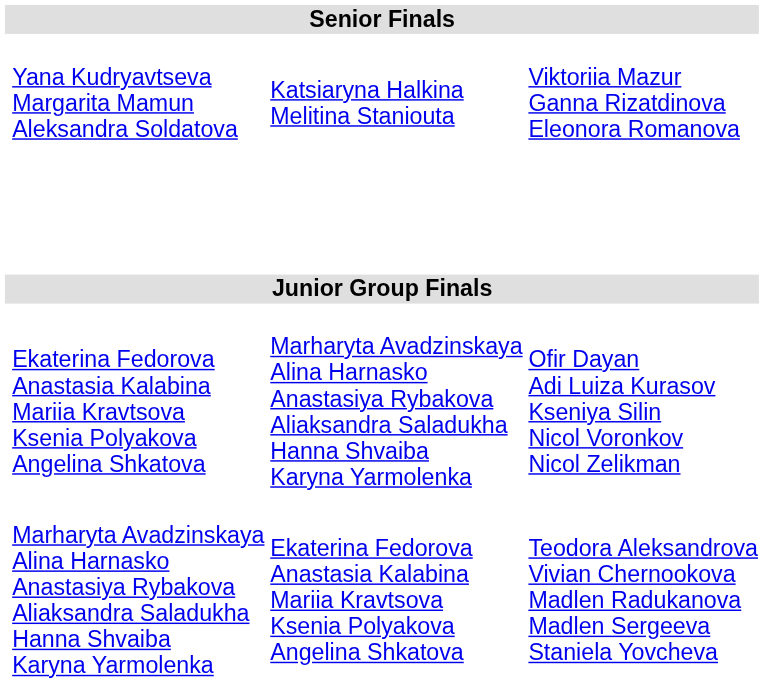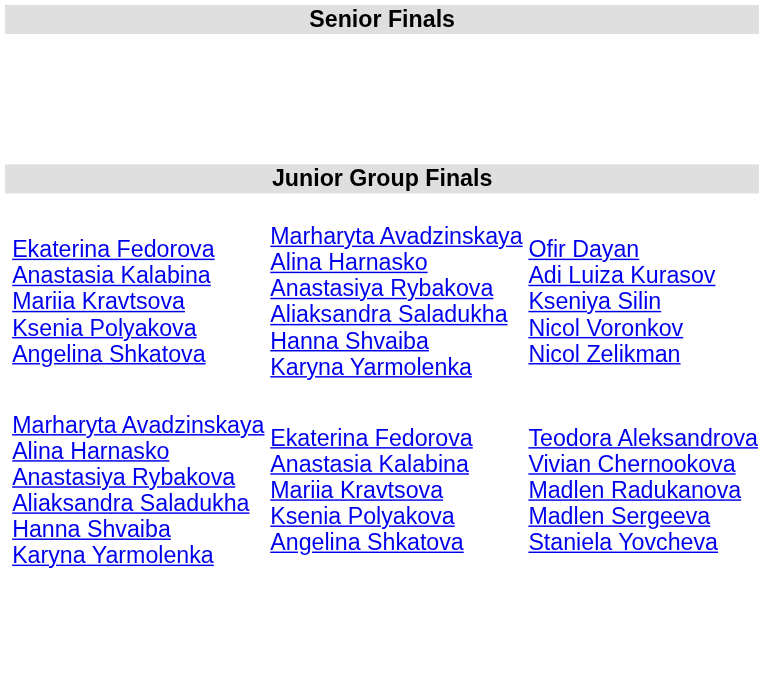- row: (125, 103)
